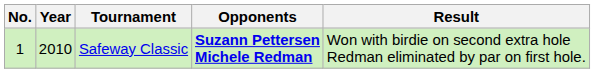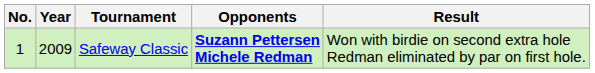(55, 48) 2010 -> (55, 48) 2009
